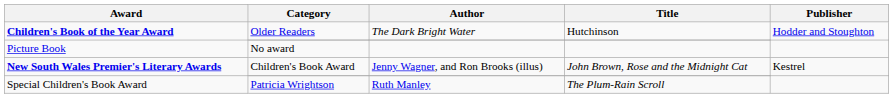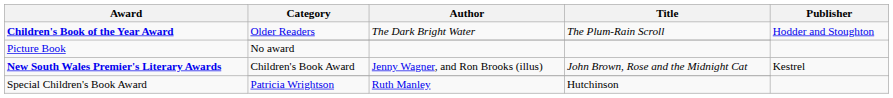(593, 31) Hutchinson -> (616, 31) The Plum-Rain Scroll
(616, 84) The Plum-Rain Scroll -> (593, 84) Hutchinson
